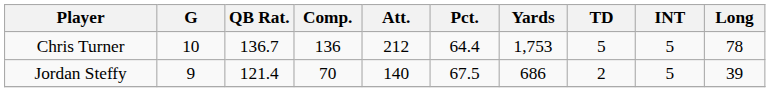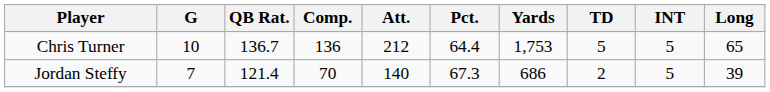(735, 45) 78 -> (735, 45) 65
(191, 73) 9 -> (191, 73) 7
(465, 73) 67.5 -> (465, 73) 67.3
